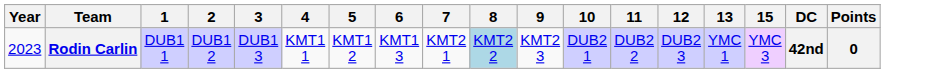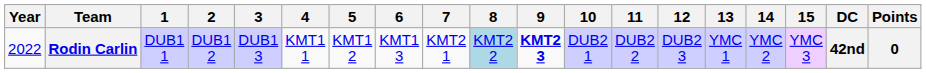+ column: (766, 16)
(25, 48) 2023 -> (25, 48) 2022
(540, 48) normal -> (541, 48) bold
